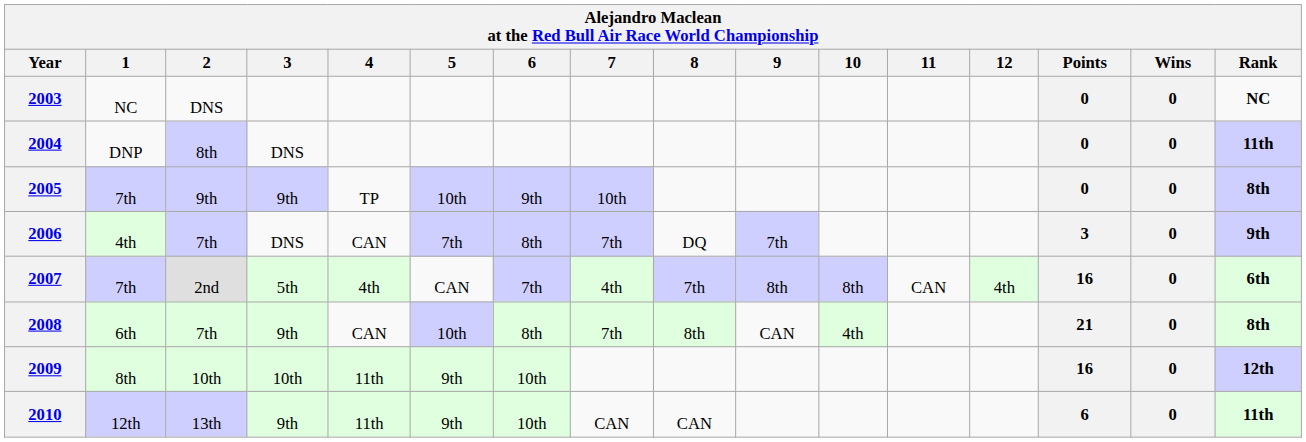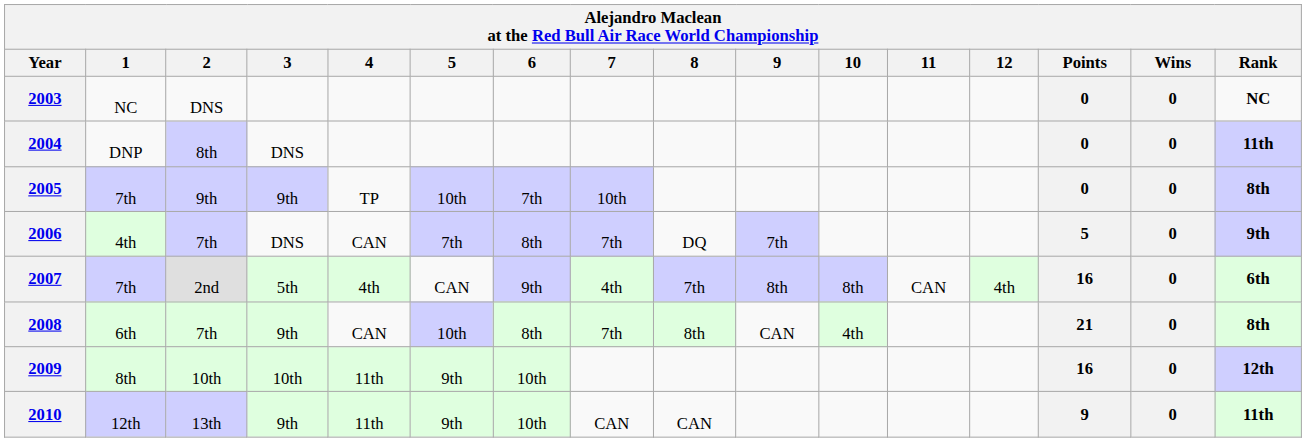(532, 198) 9th -> (532, 198) 7th
(1085, 233) 3 -> (1085, 233) 5
(532, 288) 7th -> (532, 288) 9th
(1085, 414) 6 -> (1085, 414) 9
